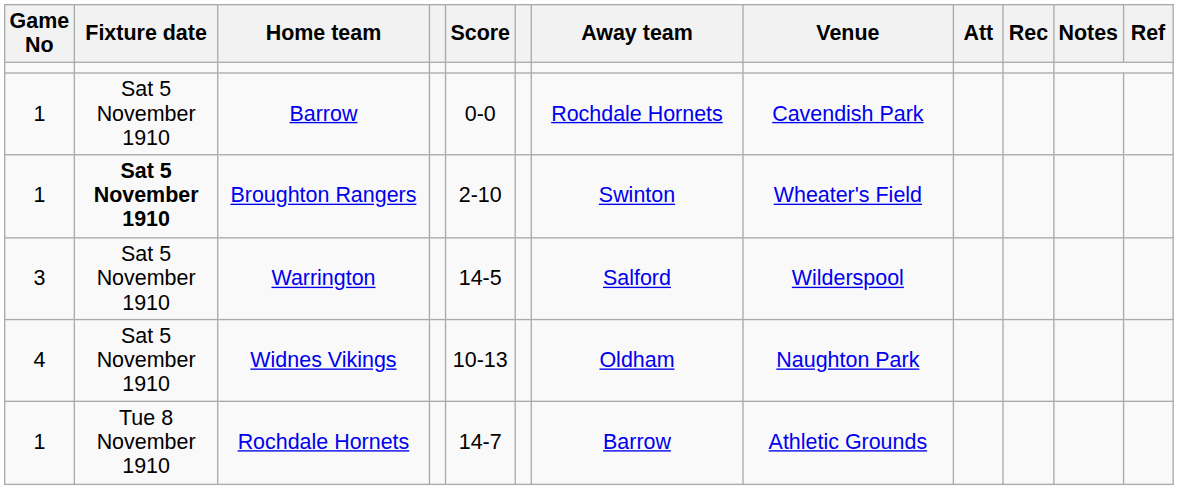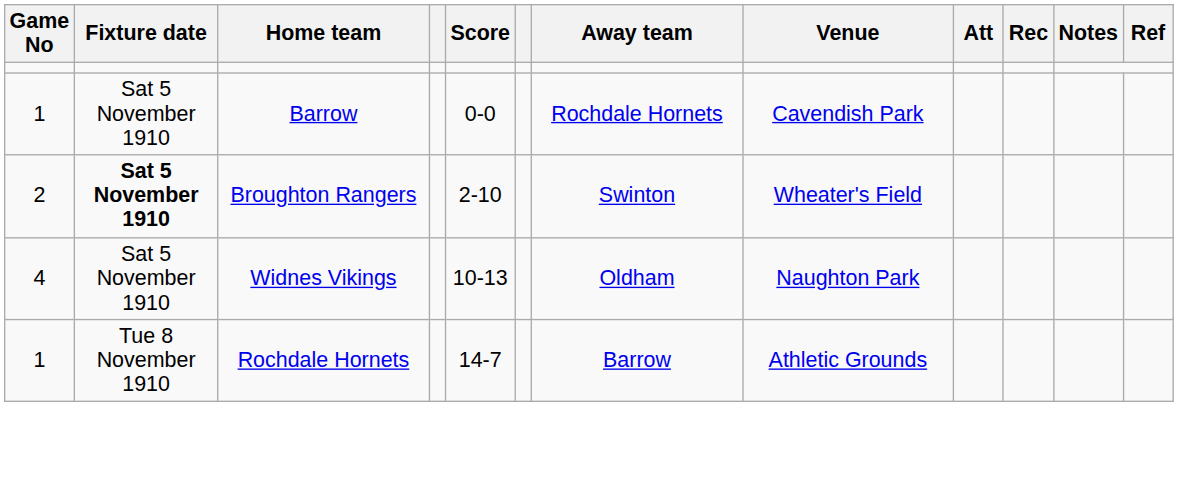(39, 195) 1 -> (39, 195) 2
- row: (323, 278)
